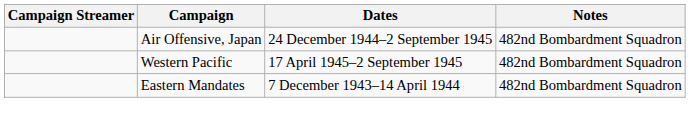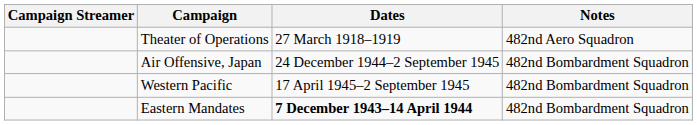+ row: (205, 39)
(364, 85) normal -> (374, 108) bold
